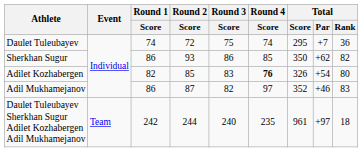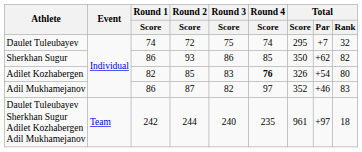(345, 43) 36 -> (345, 43) 32
